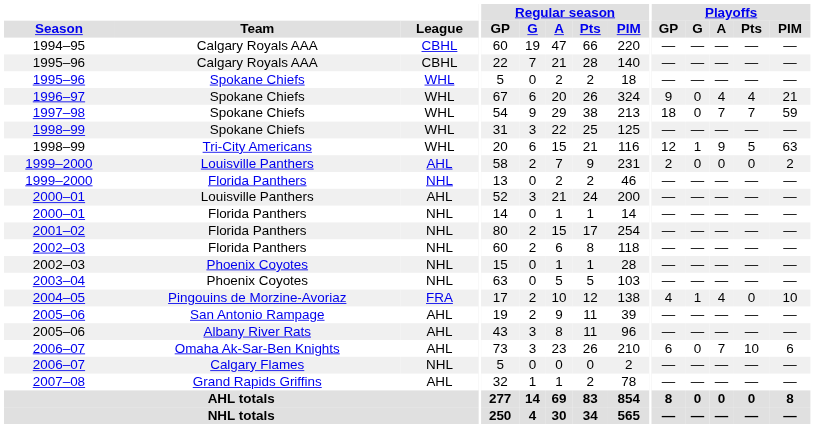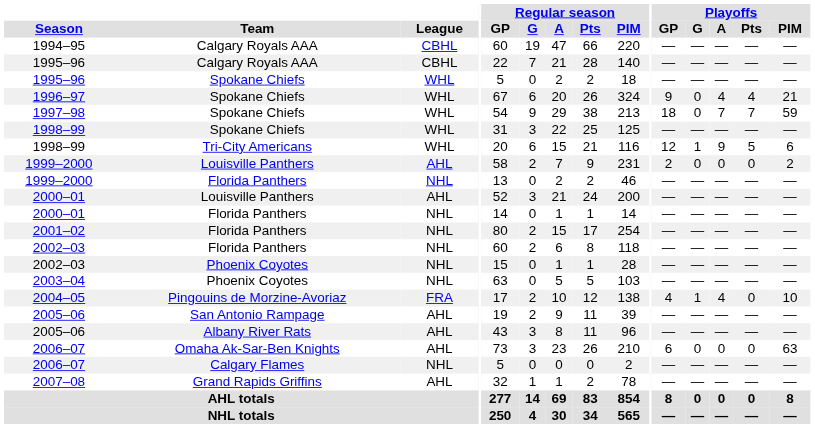(790, 146) 63 -> (790, 146) 6
(721, 348) 7 -> (721, 348) 0
(752, 348) 10 -> (752, 348) 0
(790, 348) 6 -> (790, 348) 63
